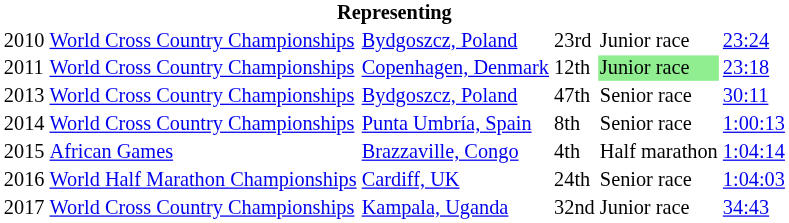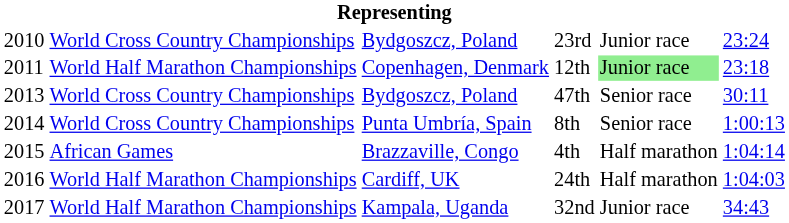(202, 67) World Cross Country Championships -> (203, 67) World Half Marathon Championships
(646, 179) Senior race -> (659, 179) Half marathon
(202, 207) World Cross Country Championships -> (203, 207) World Half Marathon Championships
